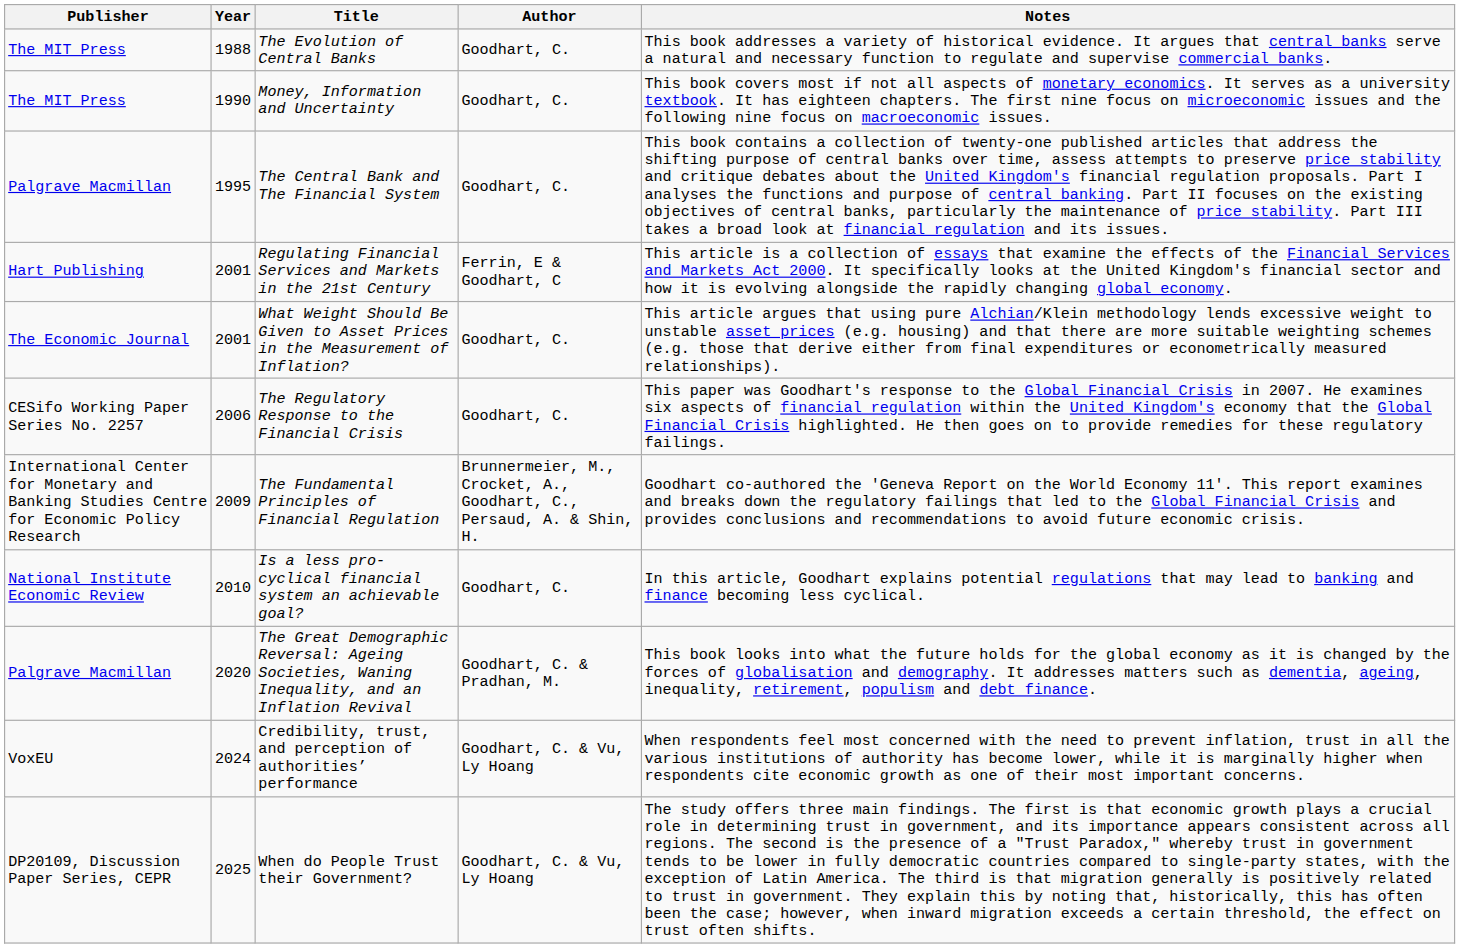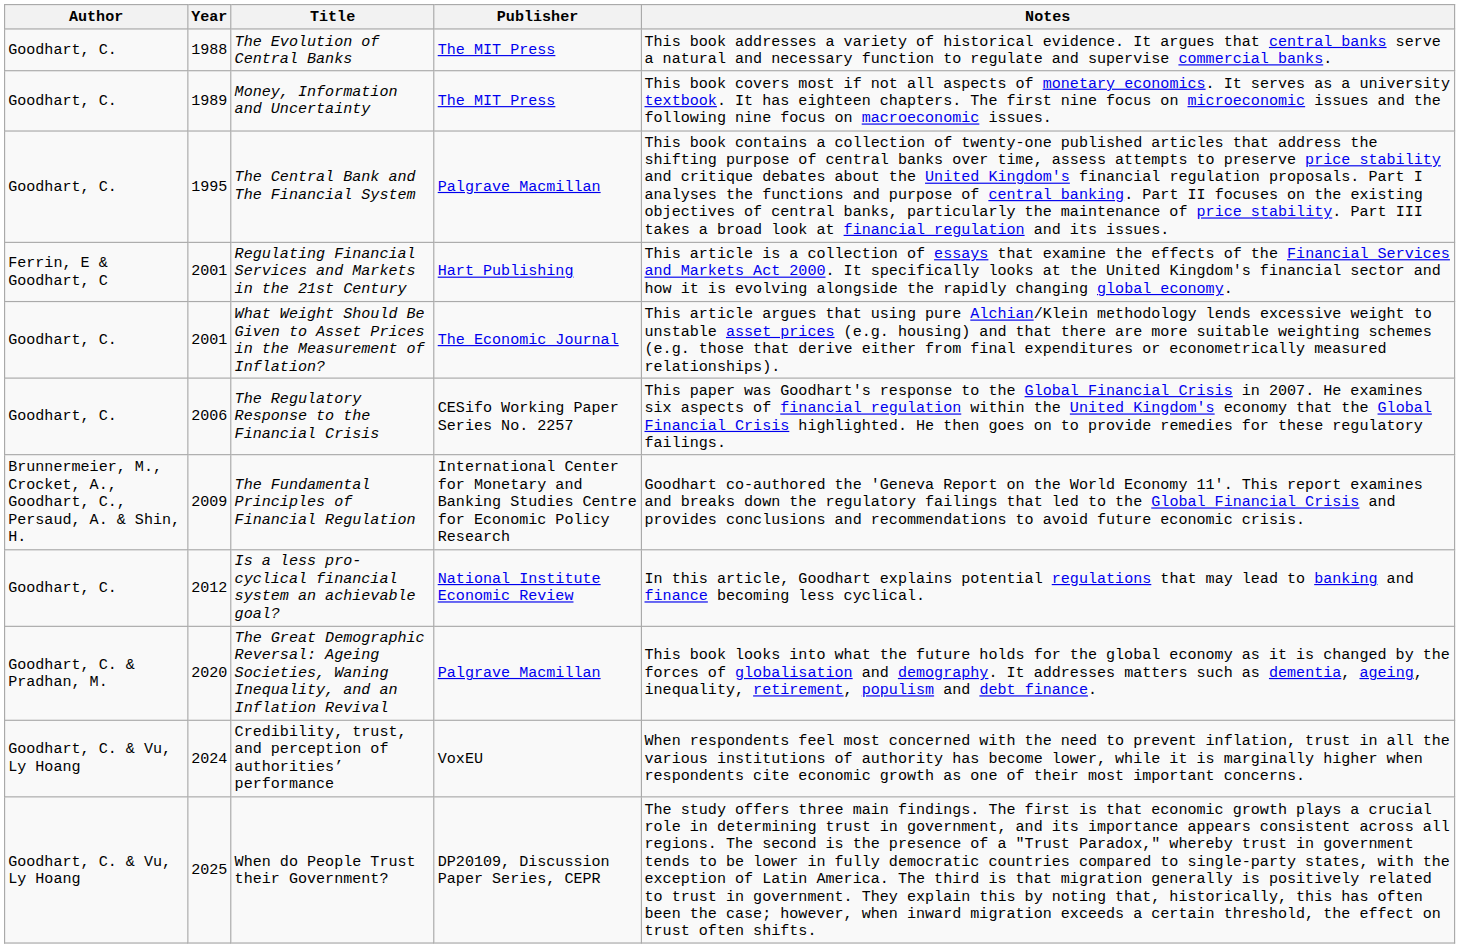columns swapped: (549, 17) <-> (108, 17)
(233, 101) 1990 -> (209, 101) 1989
(233, 588) 2010 -> (209, 588) 2012
